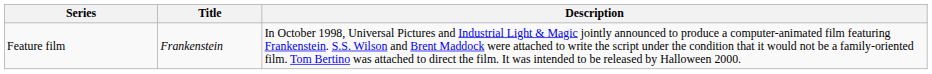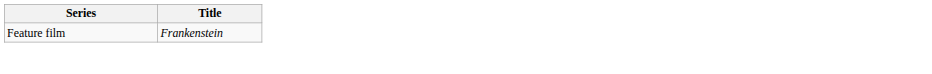- column: (595, 13)
